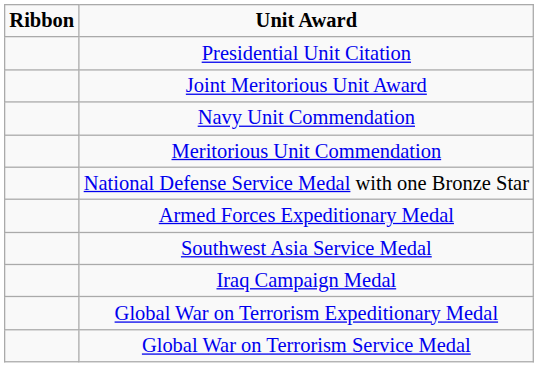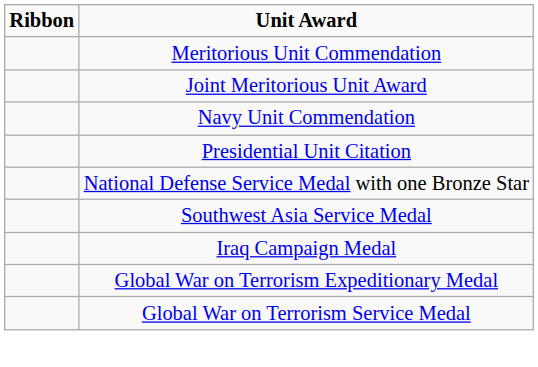rows swapped: (306, 53) <-> (306, 150)
- row: (306, 215)
